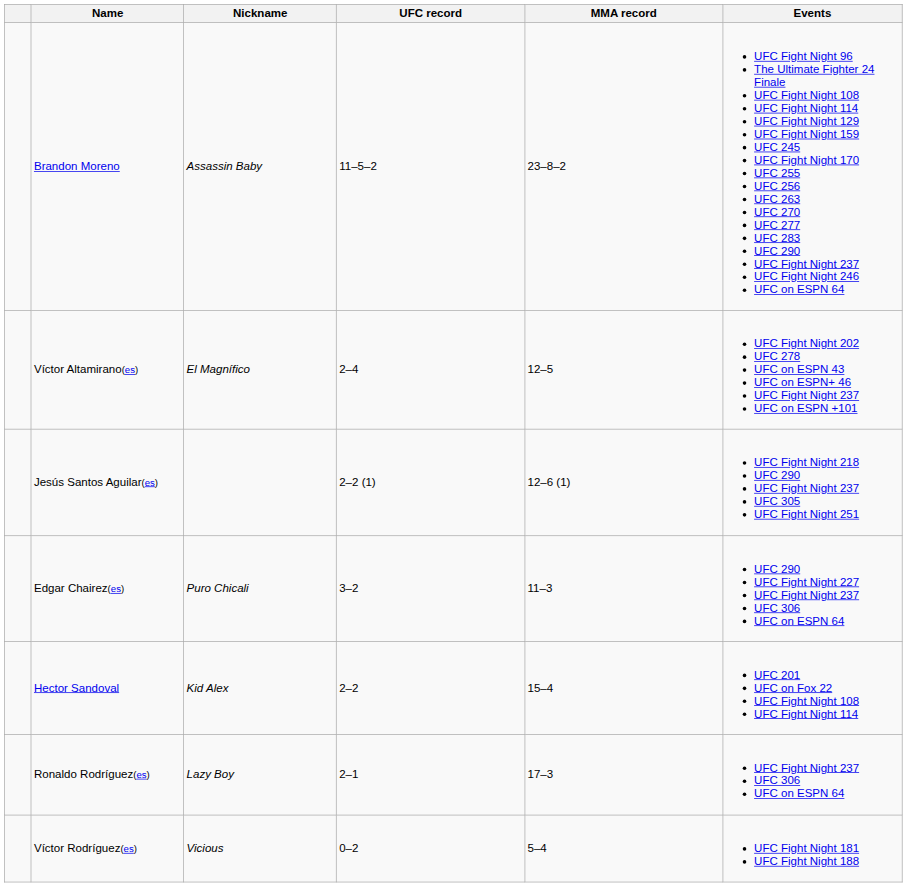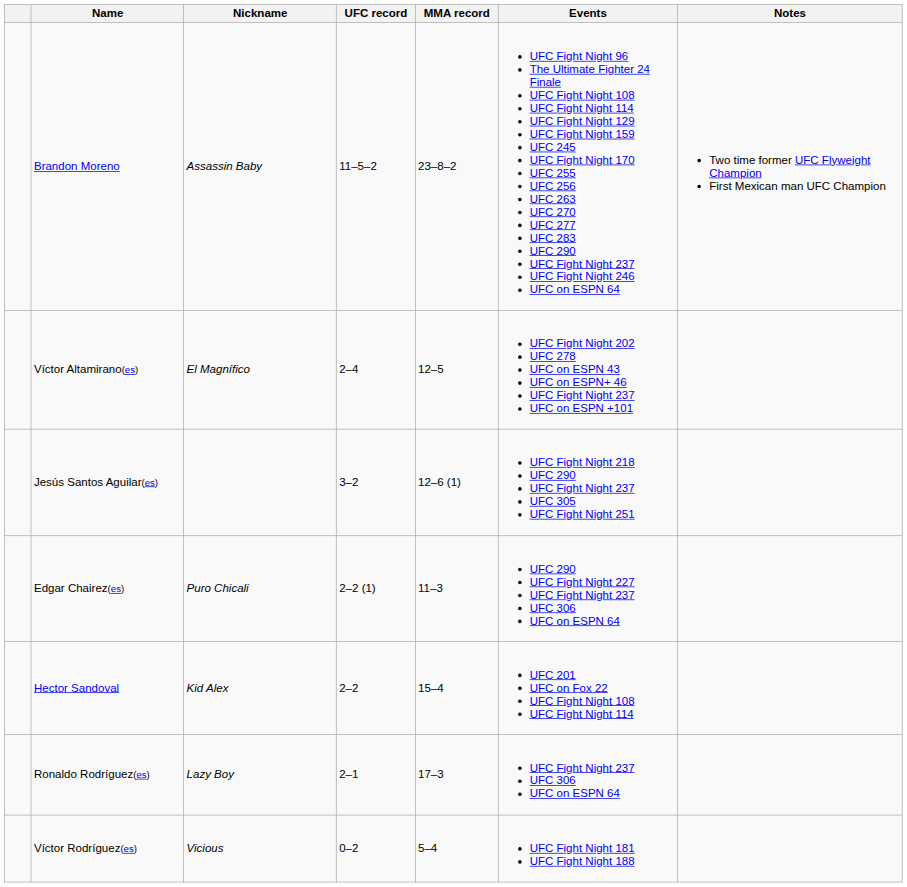+ column: (790, 13)
(357, 482) 2–2 (1) -> (349, 482) 3–2
(349, 588) 3–2 -> (357, 588) 2–2 (1)
